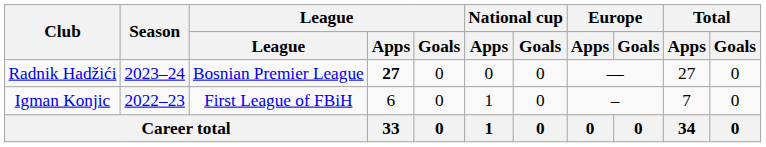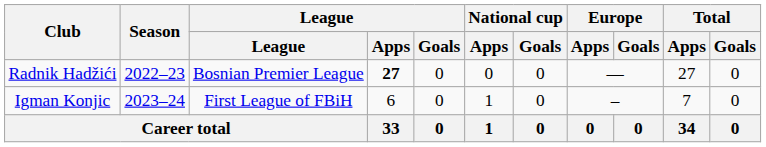(155, 73) 2023–24 -> (155, 73) 2022–23
(155, 100) 2022–23 -> (155, 100) 2023–24
